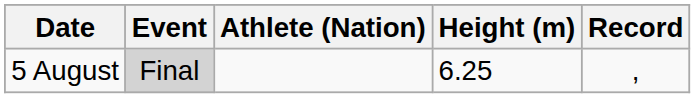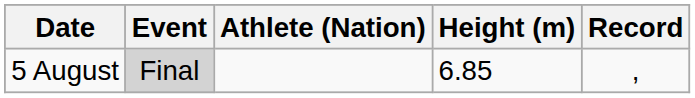(465, 71) 6.25 -> (465, 71) 6.85
